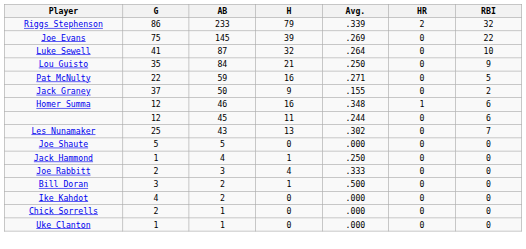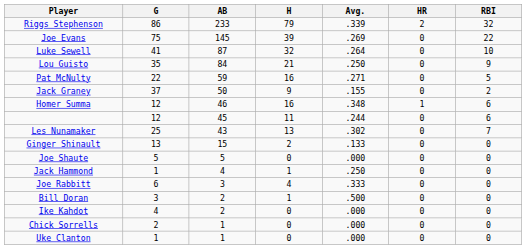+ row: (63, 144)
(156, 171) 2 -> (156, 185) 6
